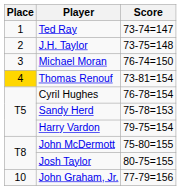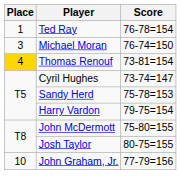(148, 29) 73-74=147 -> (148, 29) 76-78=154
- row: (63, 45)
(148, 95) 76-78=154 -> (148, 78) 73-74=147
